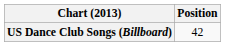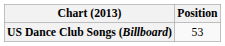(197, 32) 42 -> (197, 32) 53
